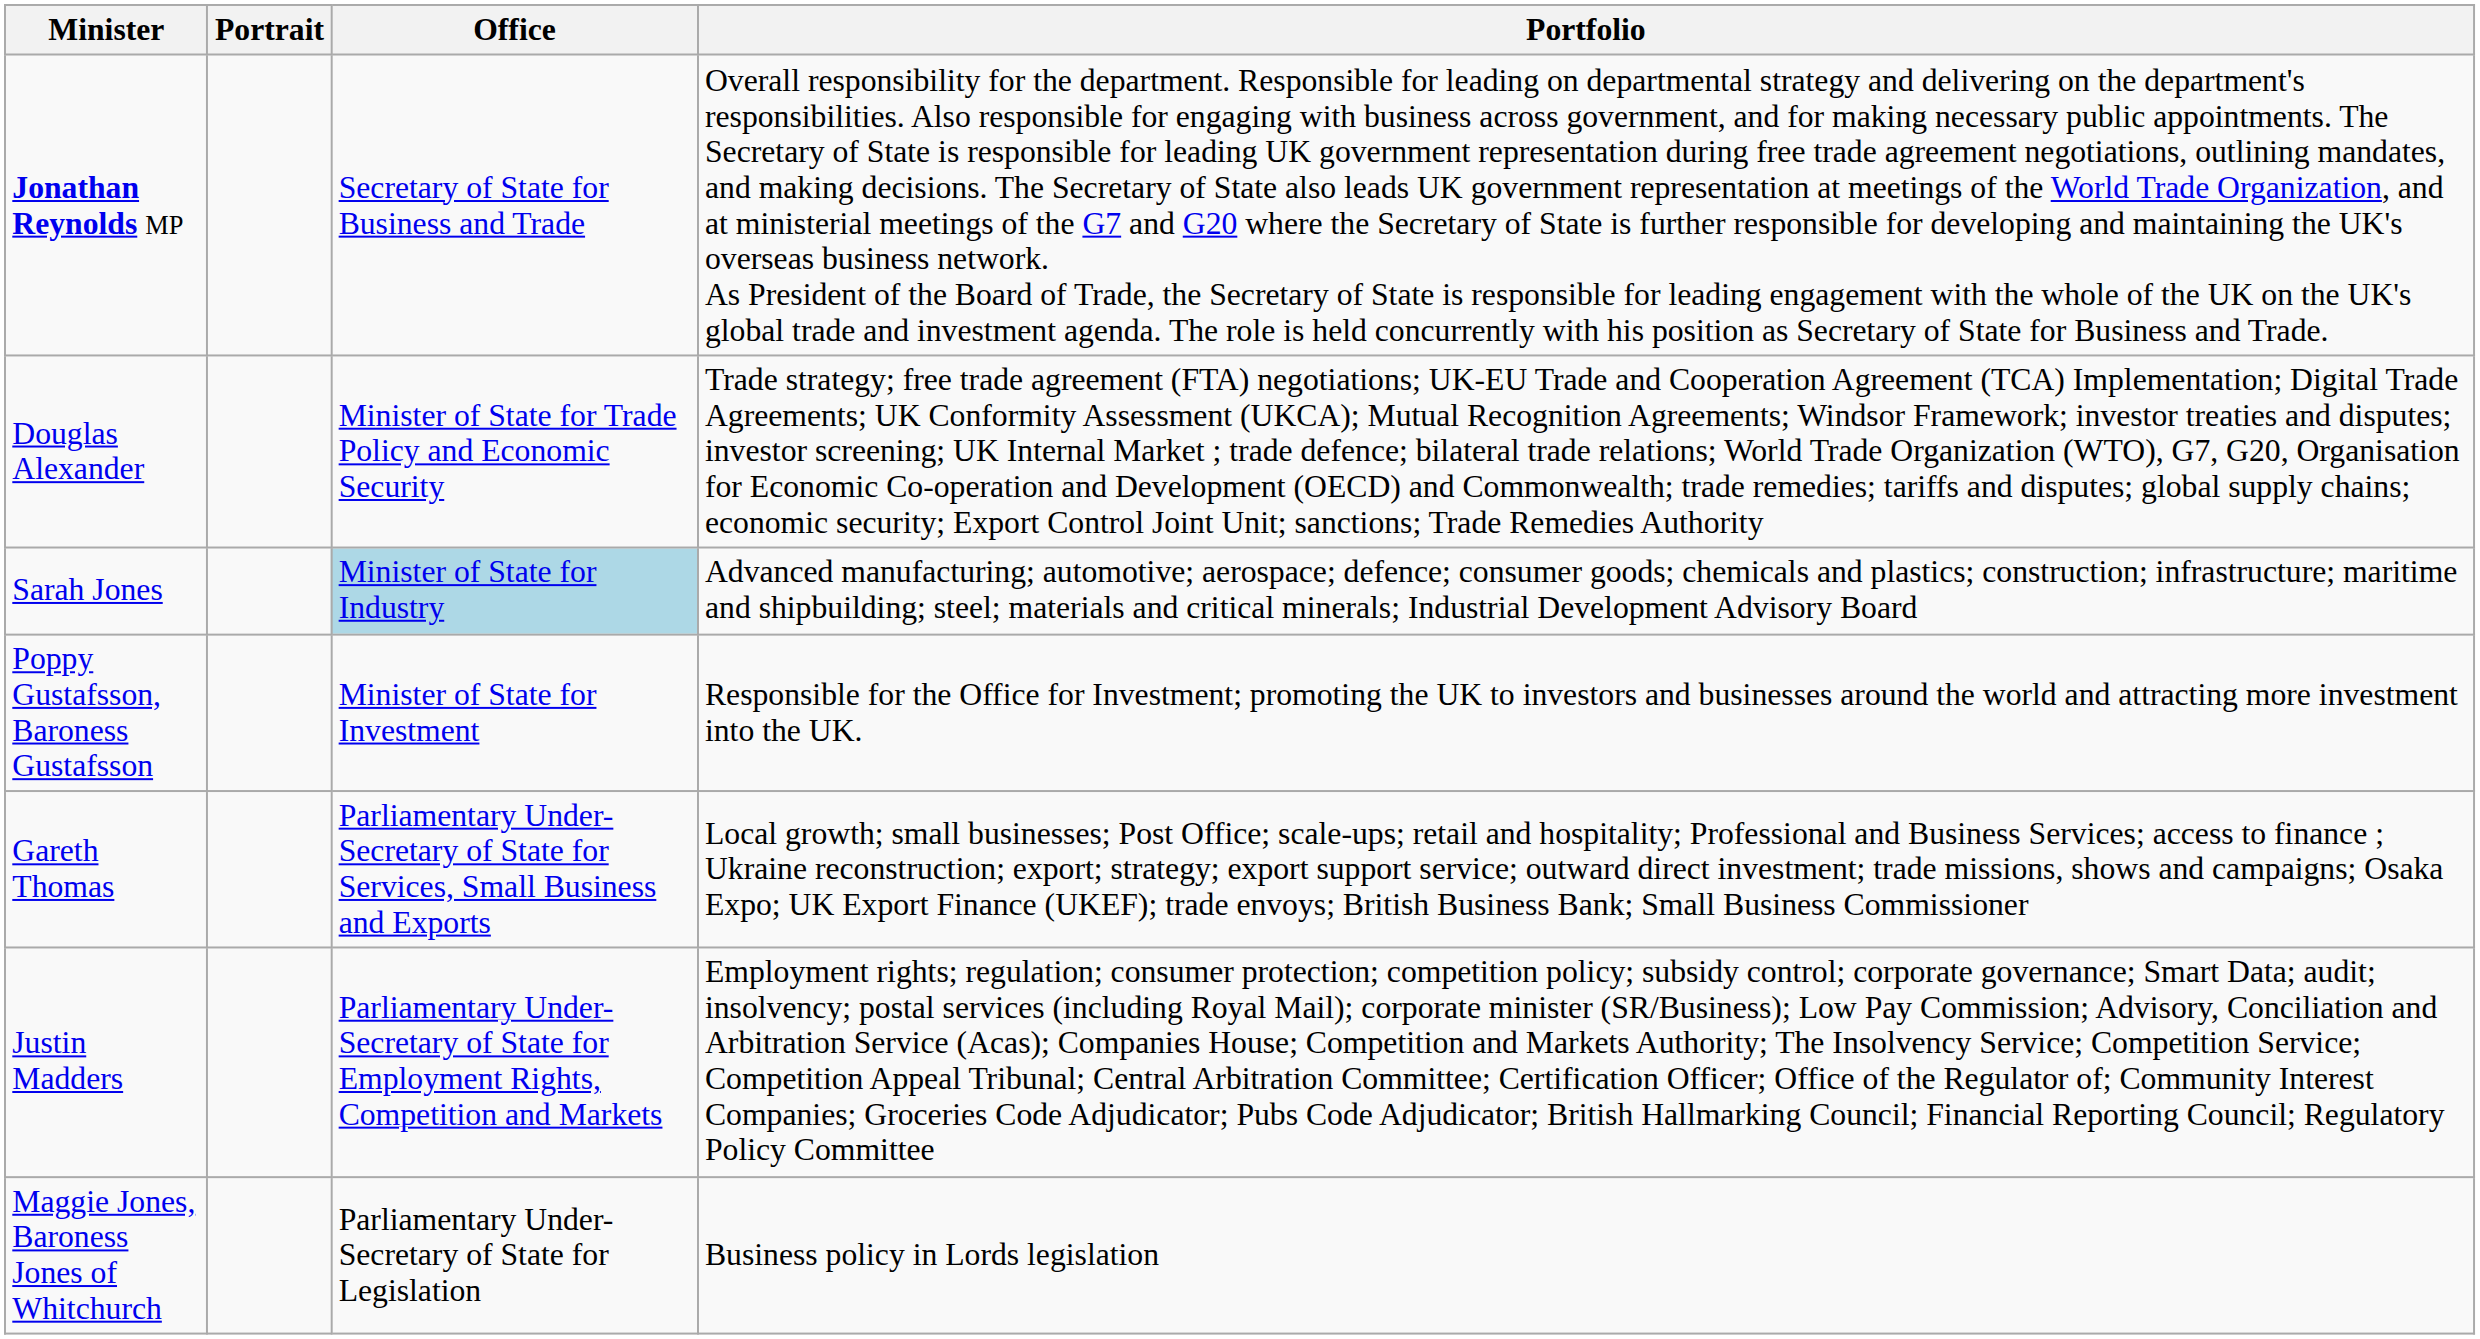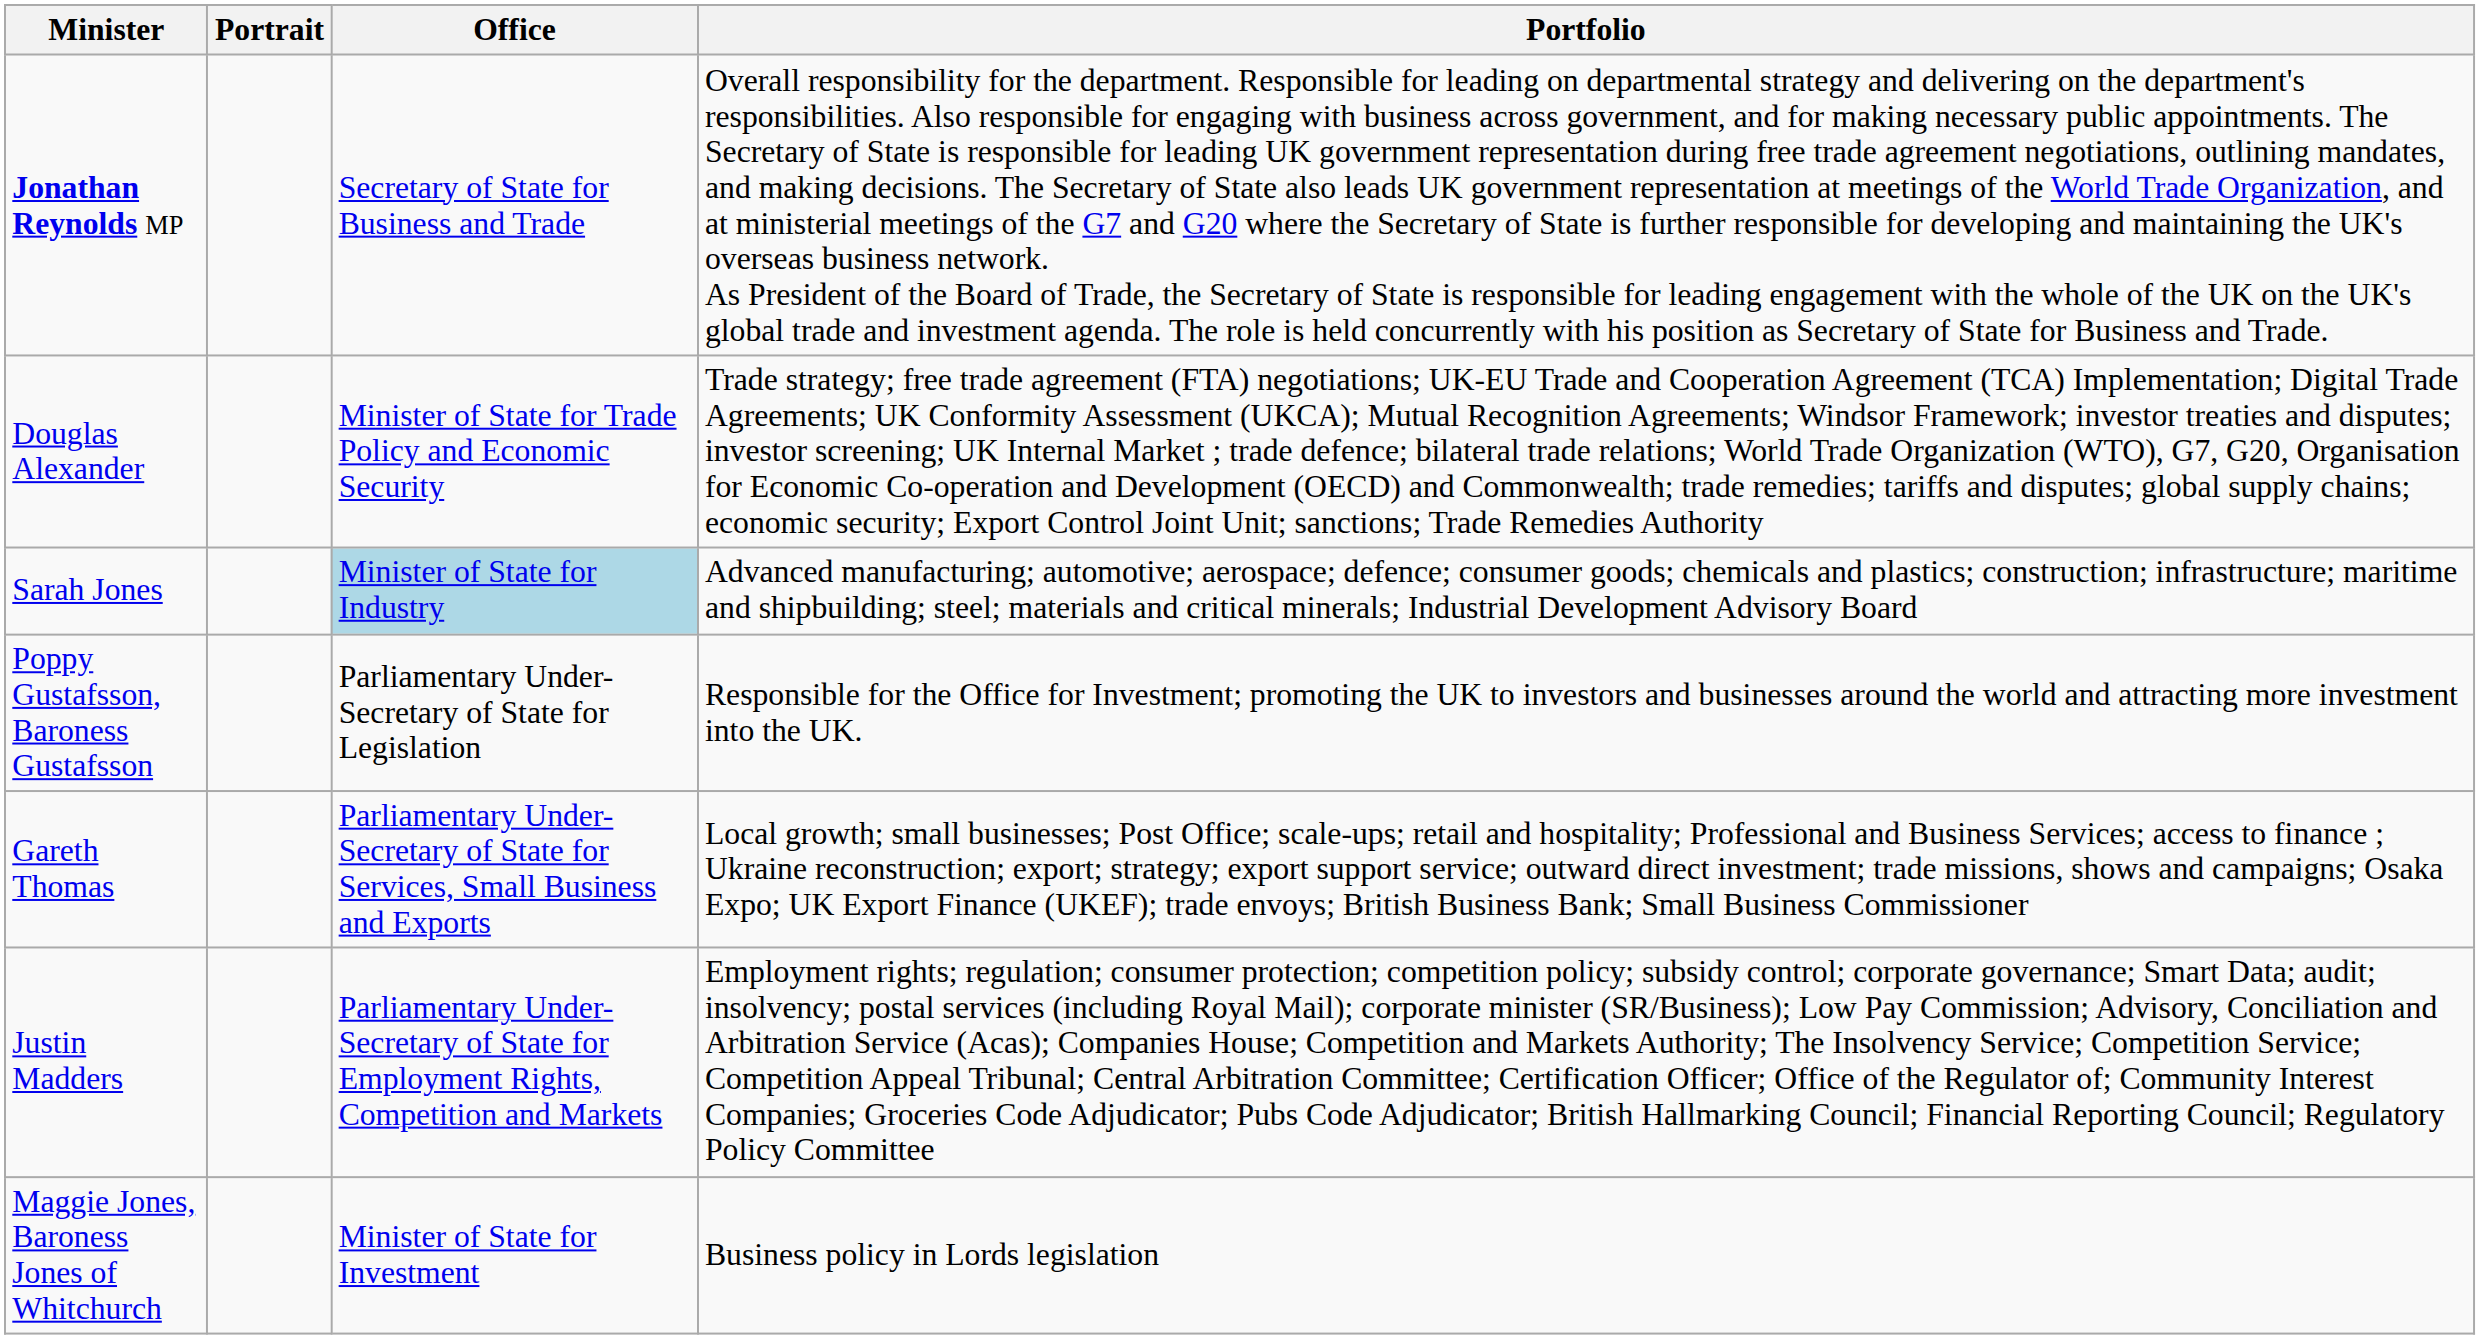(468, 711) Minister of State for Investment -> (476, 711) Parliamentary Under-Secretary of State for Legislation
(476, 1254) Parliamentary Under-Secretary of State for Legislation -> (468, 1254) Minister of State for Investment
